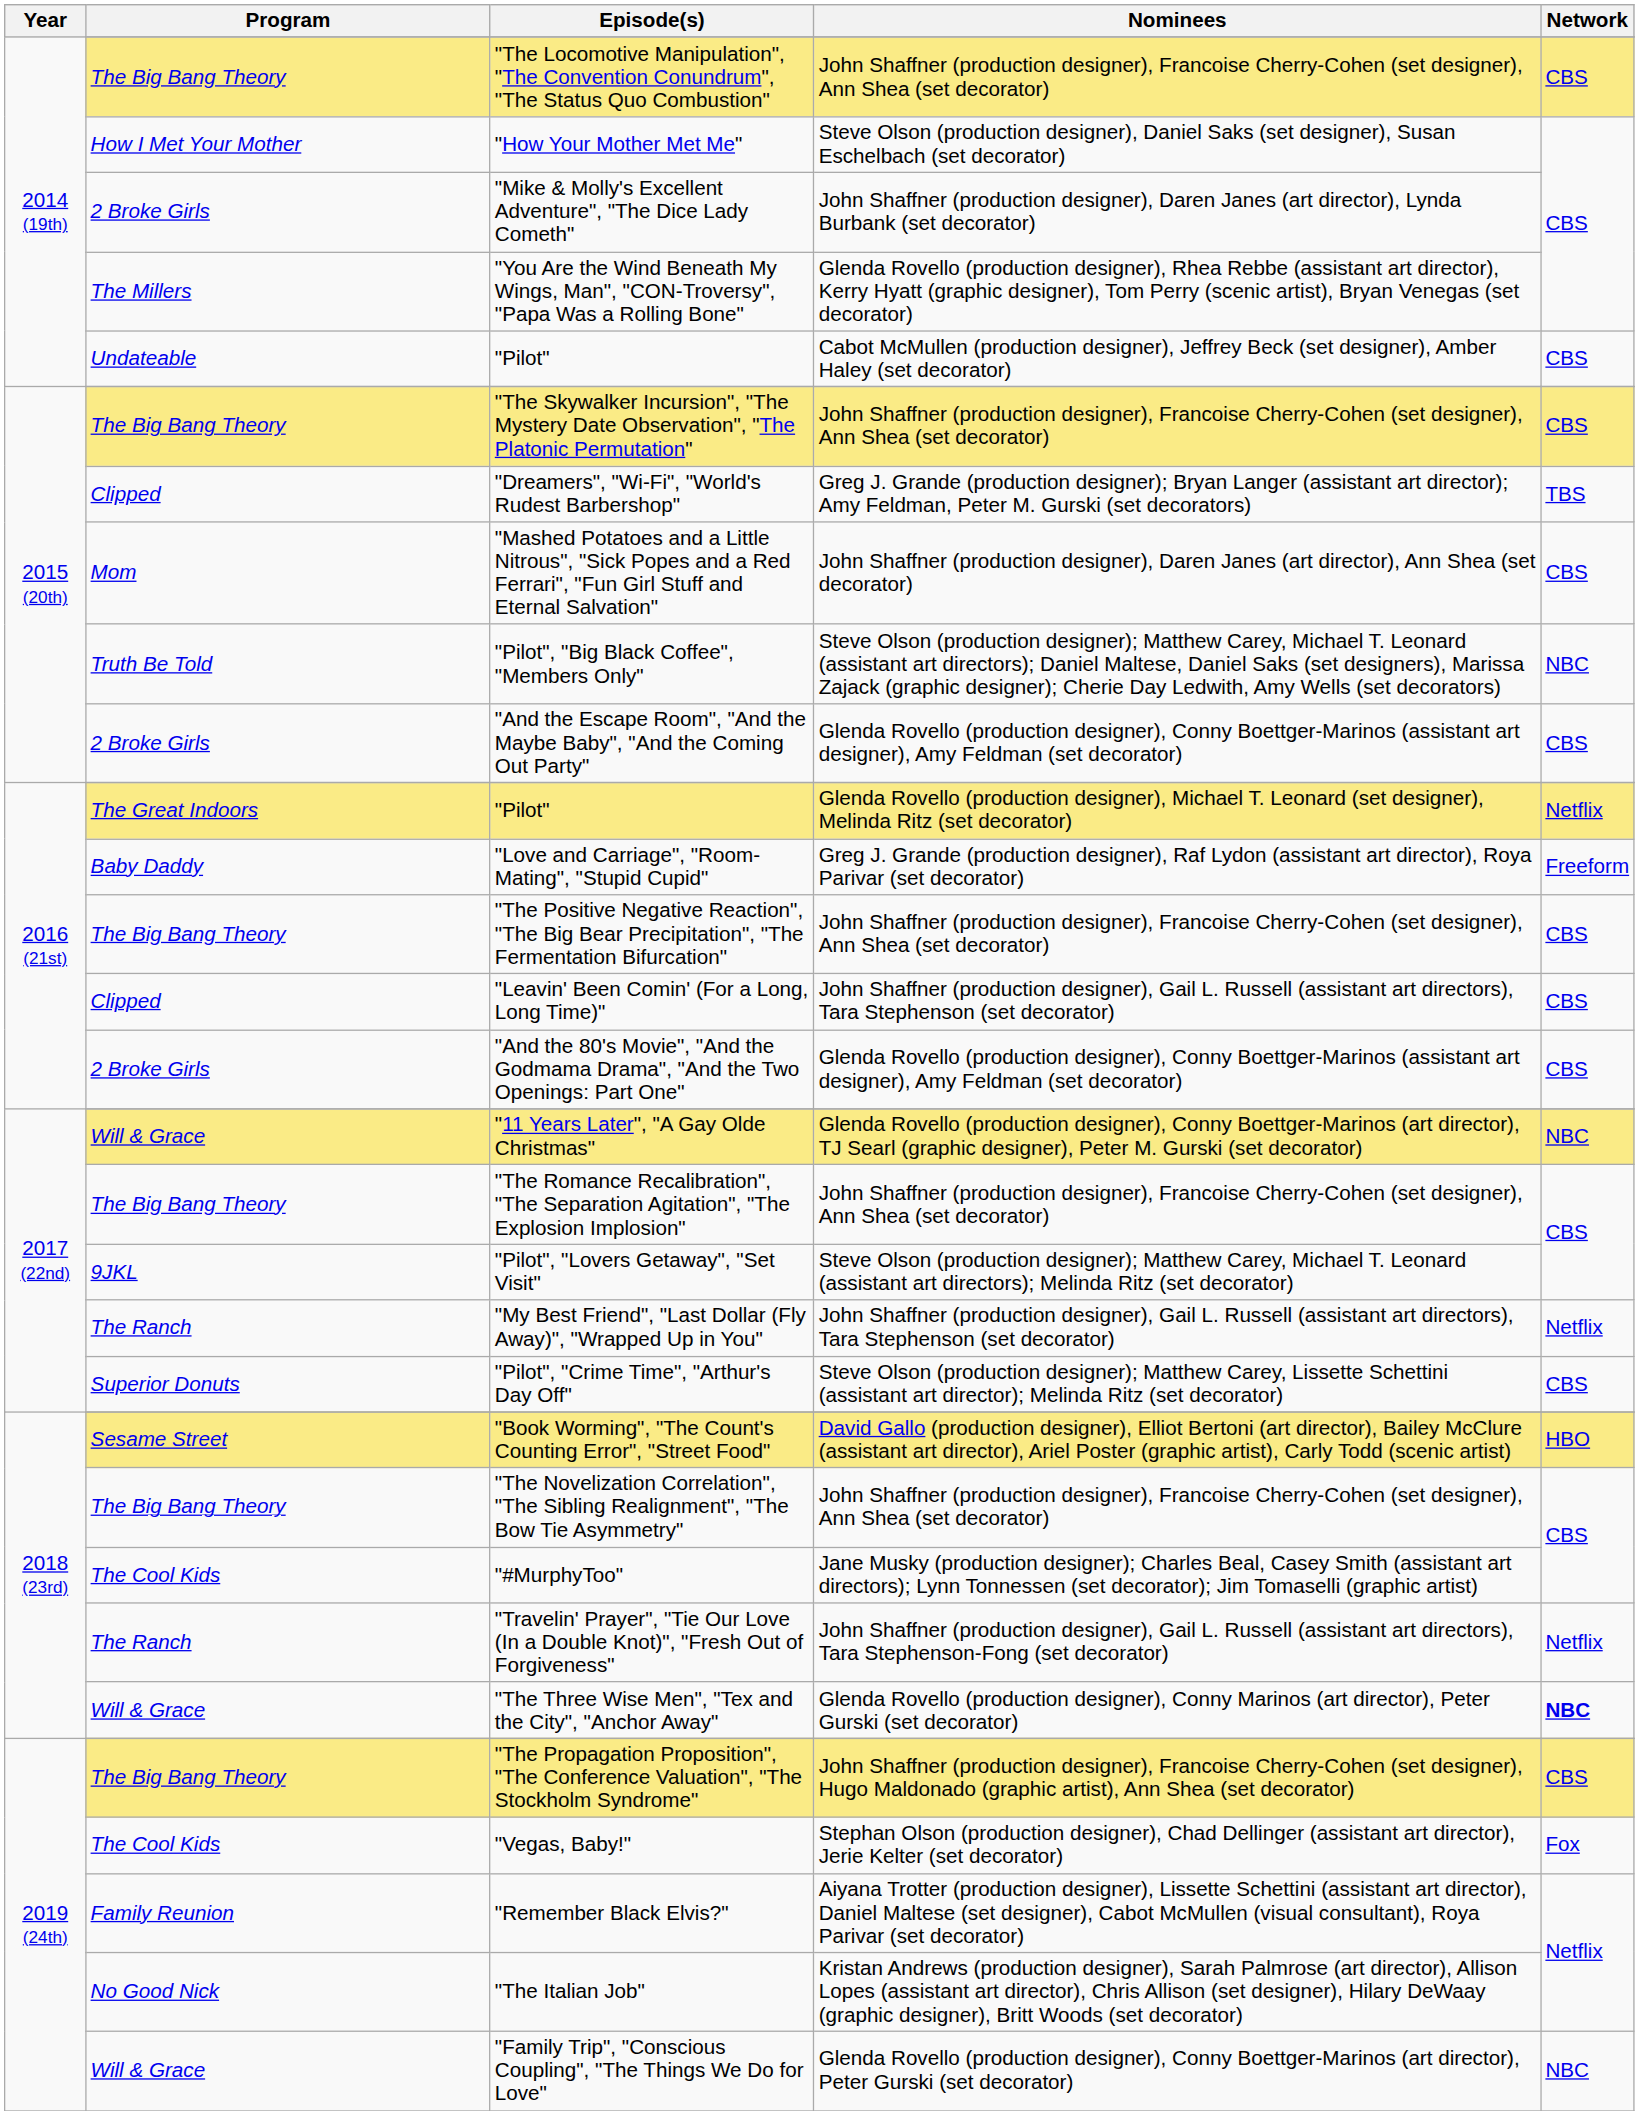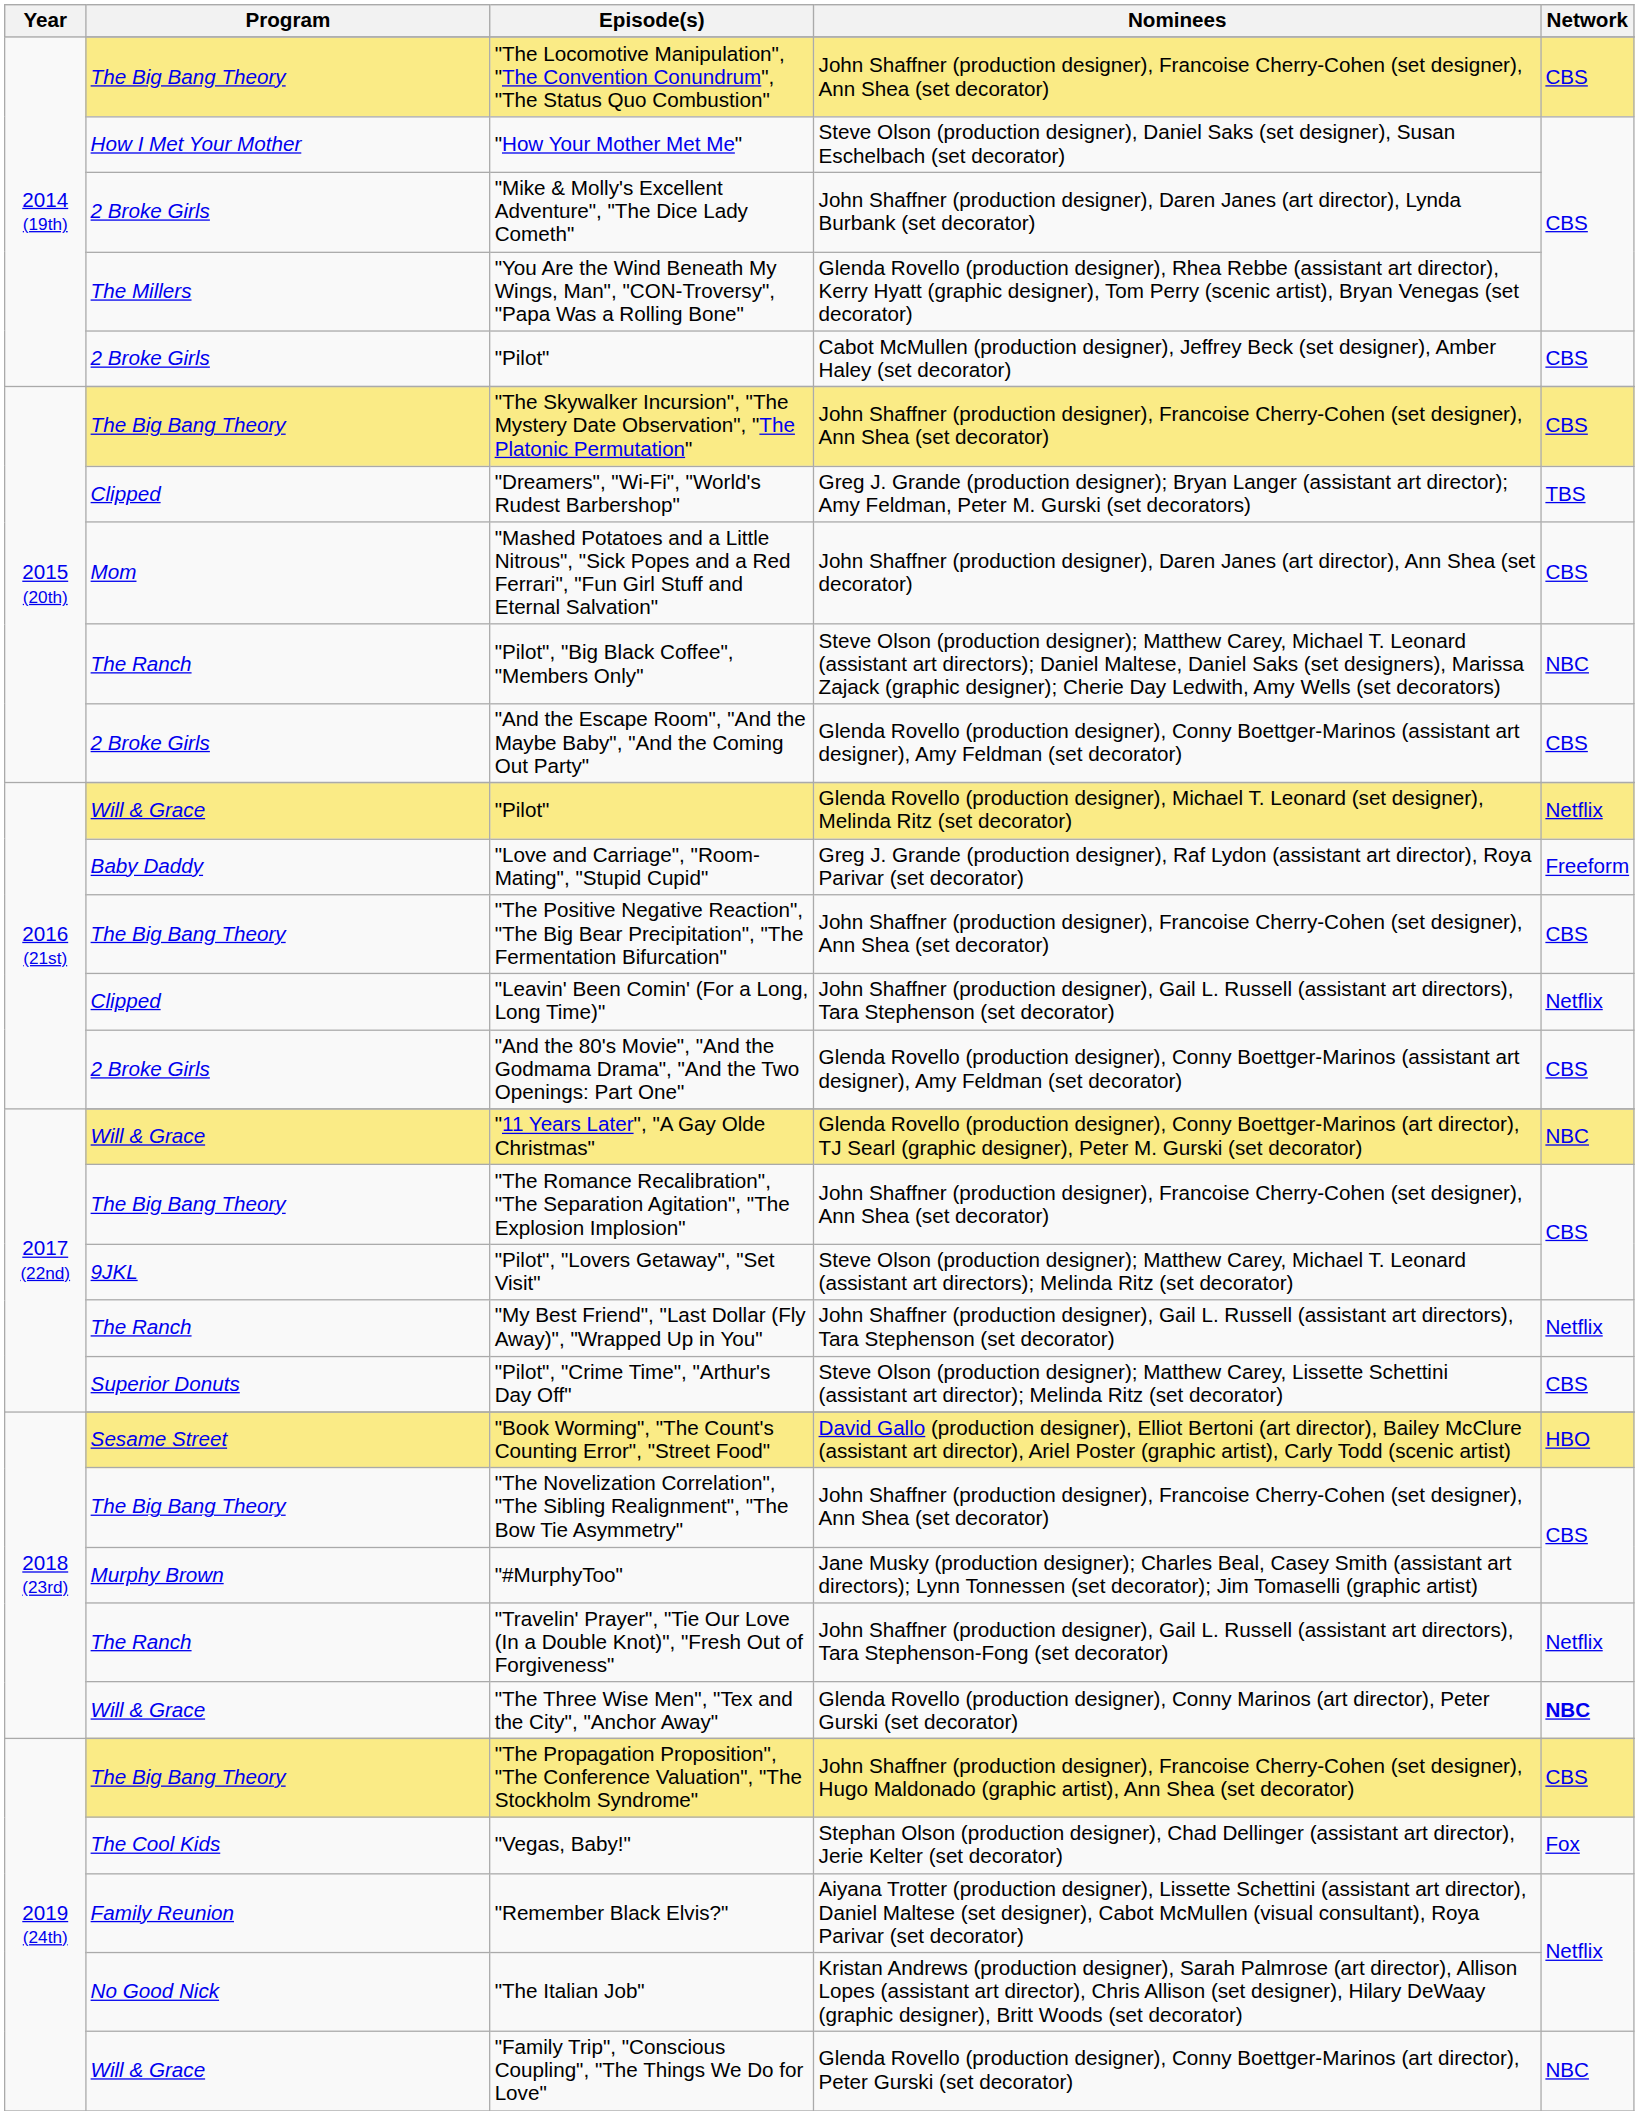(143, 358) Undateable -> (150, 358) 2 Broke Girls
(151, 663) Truth Be Told -> (141, 663) The Ranch
(174, 810) The Great Indoors -> (148, 810) Will & Grace
(1567, 1001) CBS -> (1574, 1001) Netflix
(155, 1574) The Cool Kids -> (157, 1574) Murphy Brown
